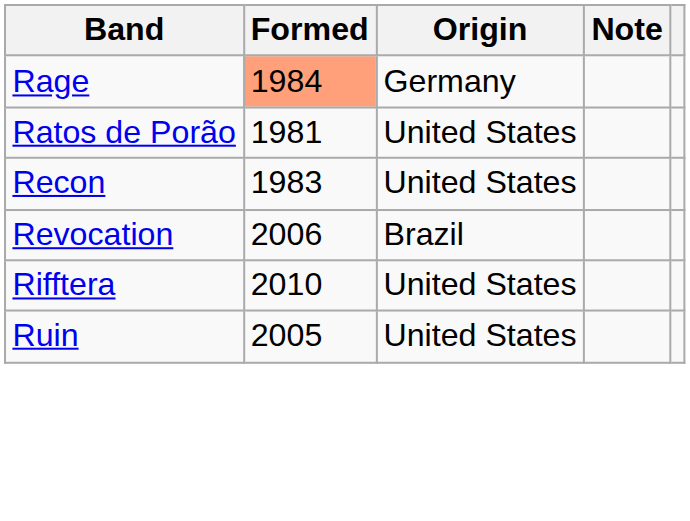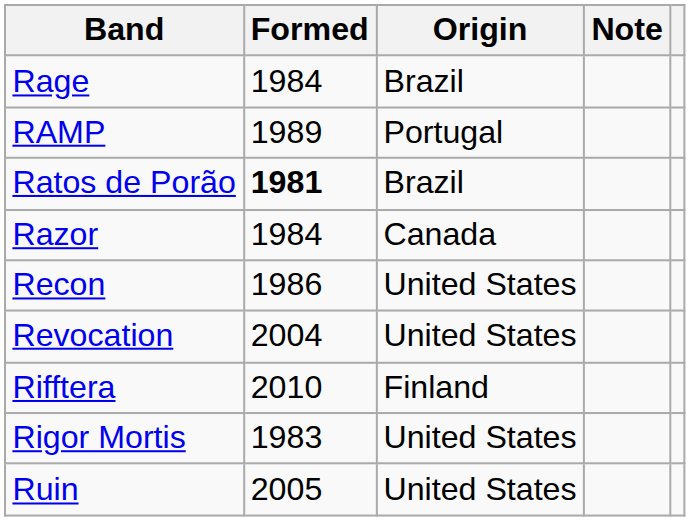(286, 81) lightsalmon background -> (286, 81) no background
(450, 81) Germany -> (424, 81) Brazil
+ row: (59, 132)
(286, 132) normal -> (286, 183) bold
(480, 132) United States -> (424, 183) Brazil
+ row: (55, 234)
(286, 183) 1983 -> (286, 285) 1986
(286, 234) 2006 -> (286, 336) 2004
(424, 234) Brazil -> (480, 336) United States
(480, 285) United States -> (436, 387) Finland
+ row: (99, 438)
